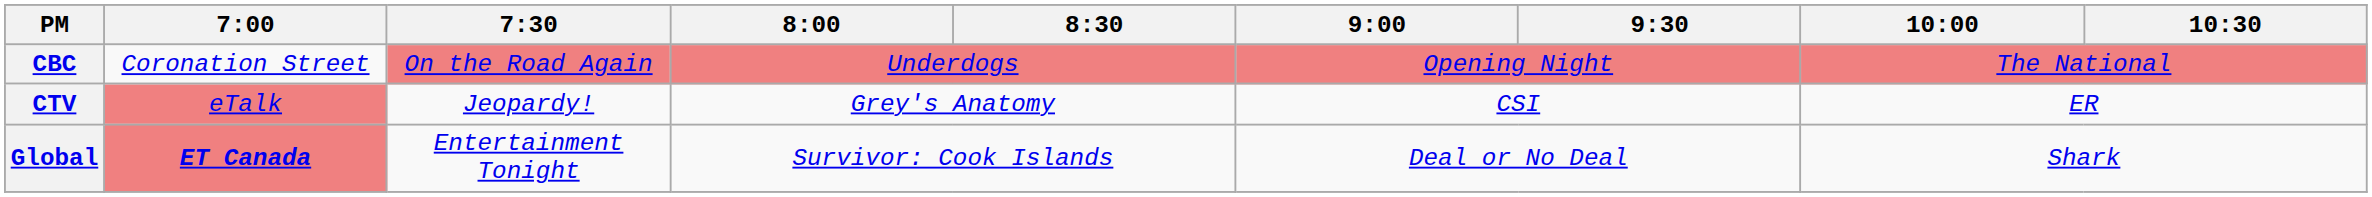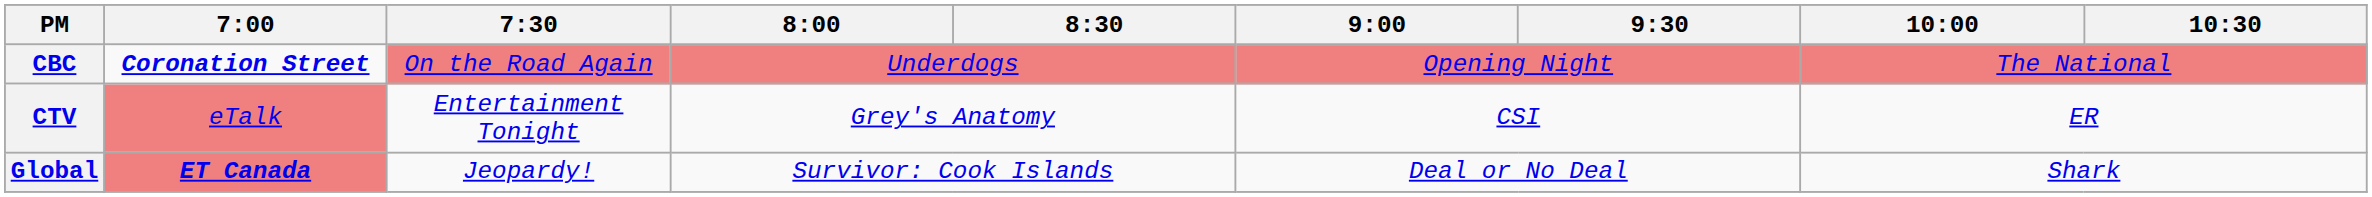(246, 64) normal -> (246, 64) bold
(529, 104) Jeopardy! -> (529, 118) Entertainment Tonight
(529, 158) Entertainment Tonight -> (529, 172) Jeopardy!
